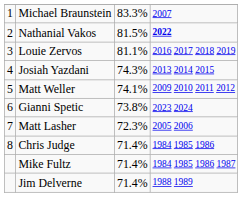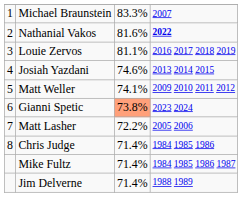(132, 32) 81.5% -> (132, 32) 81.6%
(132, 70) 74.3% -> (132, 70) 74.6%
(132, 107) no background -> (132, 107) lightsalmon background
(132, 126) 72.3% -> (132, 126) 72.2%
